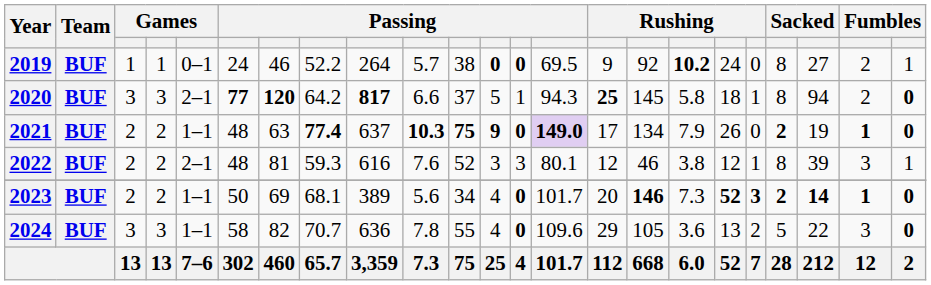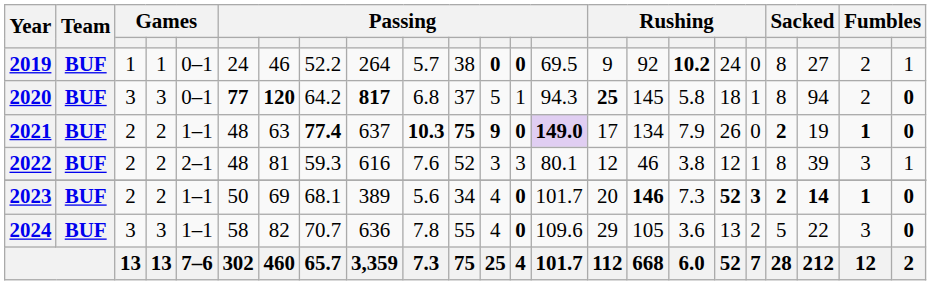(197, 97) 2–1 -> (197, 97) 0–1
(426, 97) 6.6 -> (426, 97) 6.8
